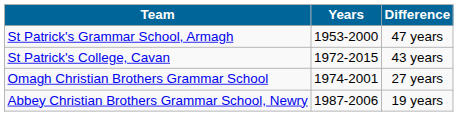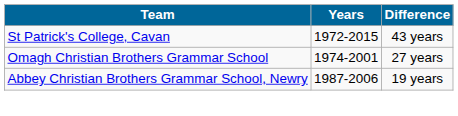- row: (120, 36)
